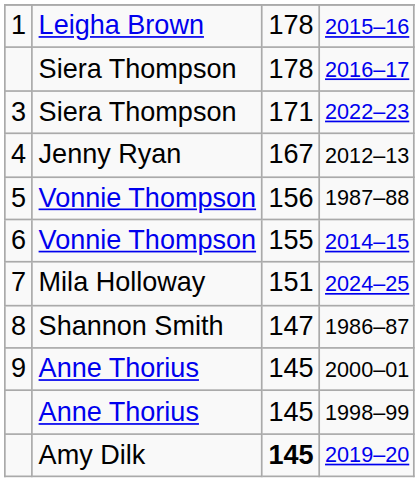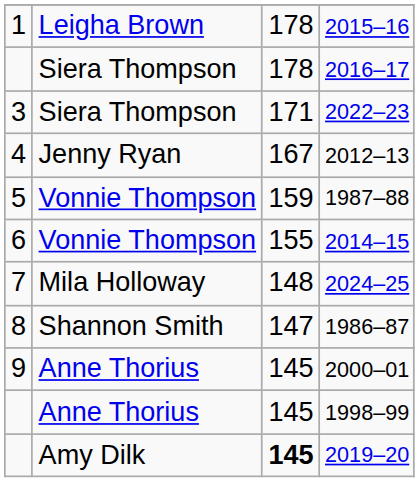(291, 197) 156 -> (291, 197) 159
(291, 283) 151 -> (291, 283) 148
